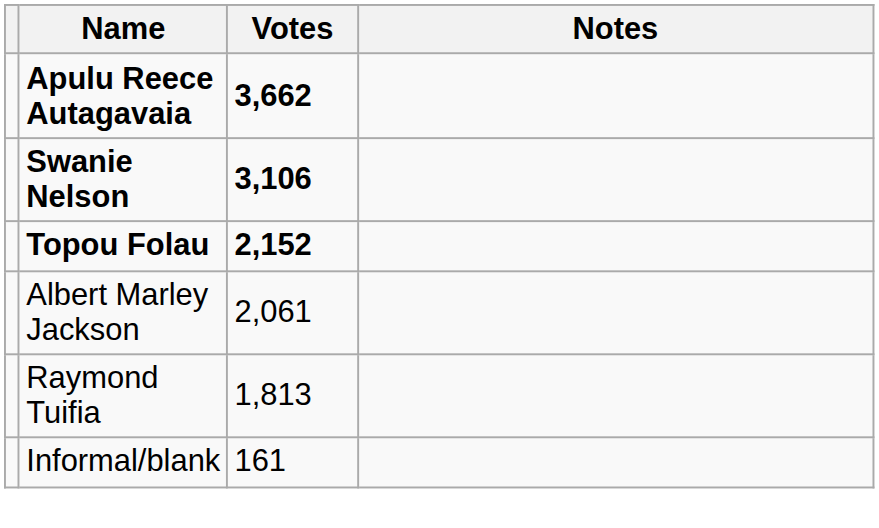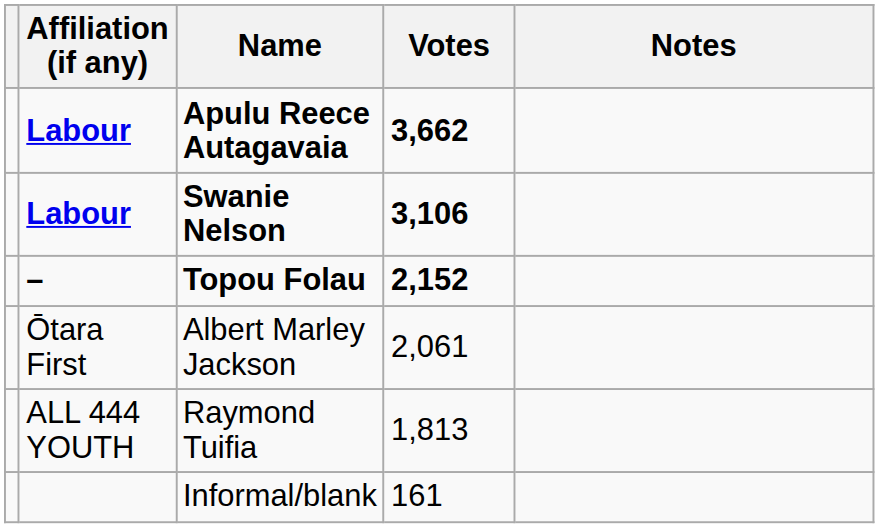+ column: (97, 46)
